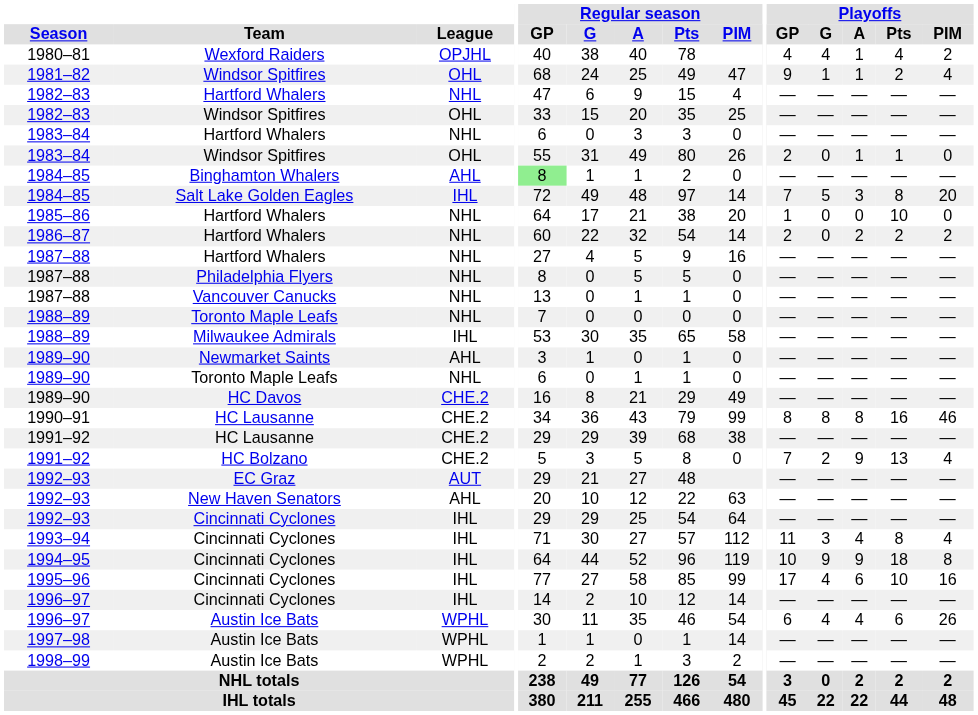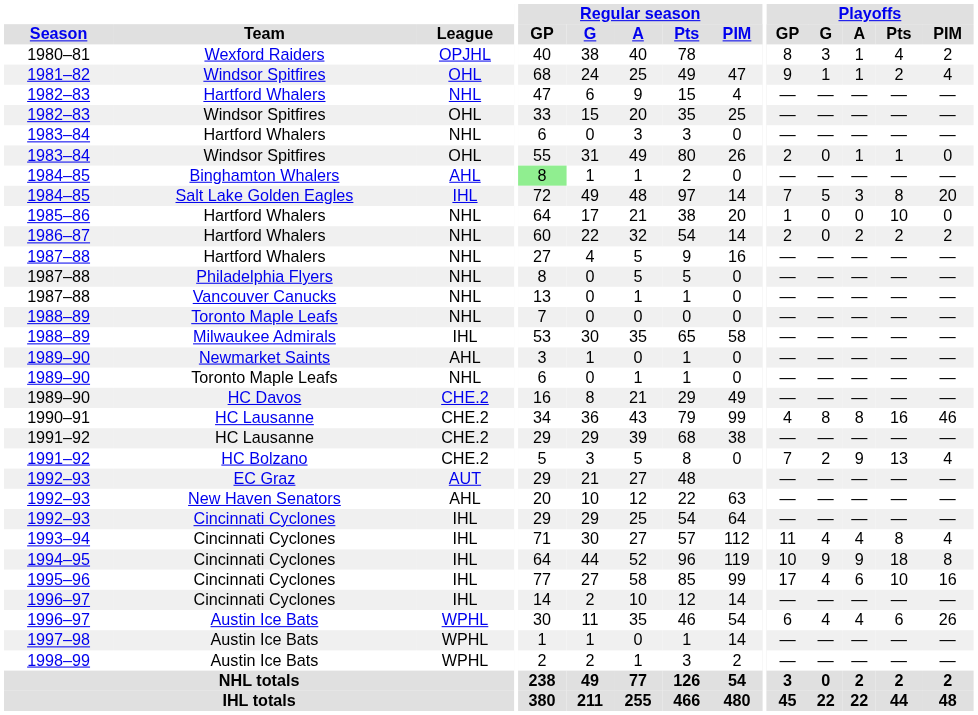(788, 54) 4 -> (788, 54) 8
(826, 54) 4 -> (826, 54) 3
(788, 418) 8 -> (788, 418) 4
(826, 539) 3 -> (826, 539) 4
